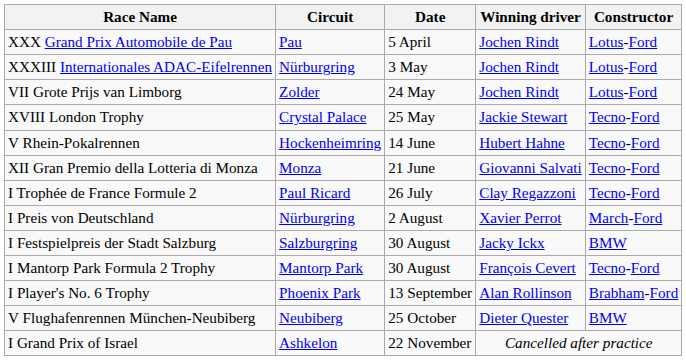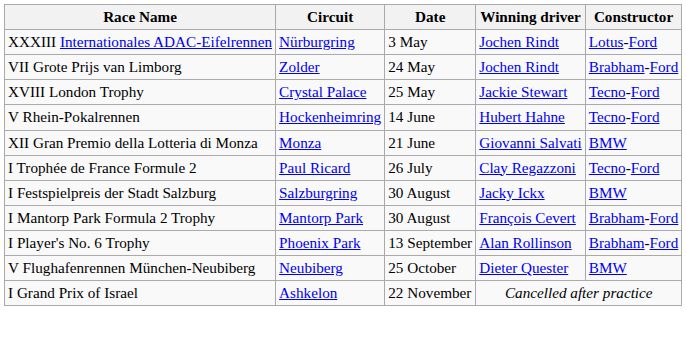- row: (120, 42)
(623, 92) Lotus-Ford -> (634, 67) Brabham-Ford
(624, 167) Tecno-Ford -> (608, 142) BMW
- row: (81, 217)
(624, 267) Tecno-Ford -> (634, 217) Brabham-Ford
